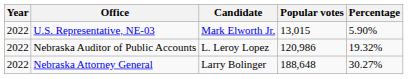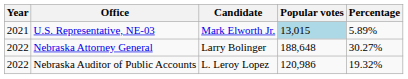(18, 30) 2022 -> (18, 30) 2021
(295, 30) no background -> (295, 30) lightblue background
(363, 30) 5.90% -> (363, 30) 5.89%
rows swapped: (93, 64) <-> (115, 47)
